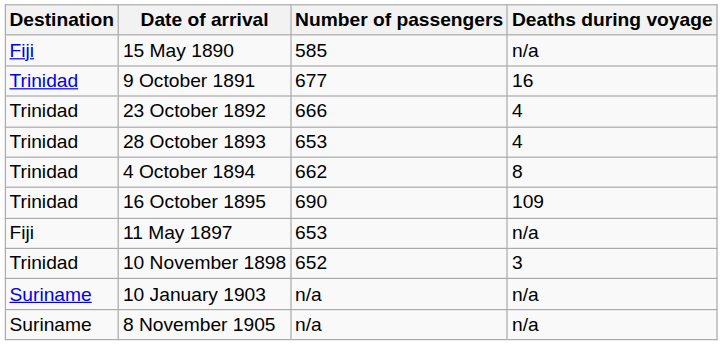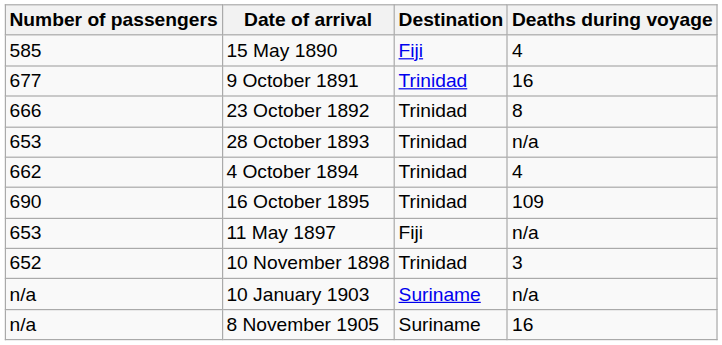columns swapped: (62, 19) <-> (399, 19)
(525, 50) n/a -> (517, 50) 4
(517, 111) 4 -> (517, 111) 8
(517, 141) 4 -> (525, 141) n/a
(517, 172) 8 -> (517, 172) 4
(525, 324) n/a -> (523, 324) 16
